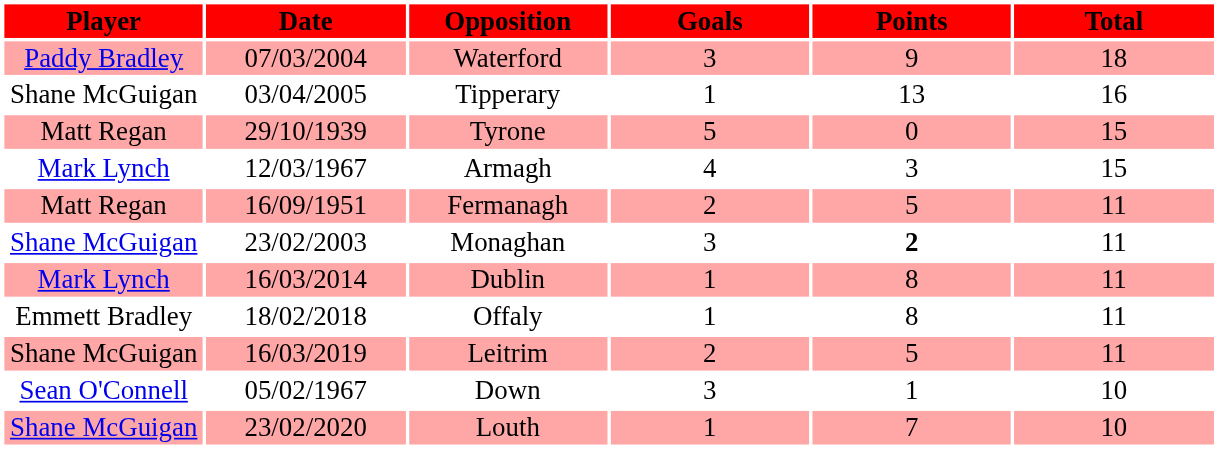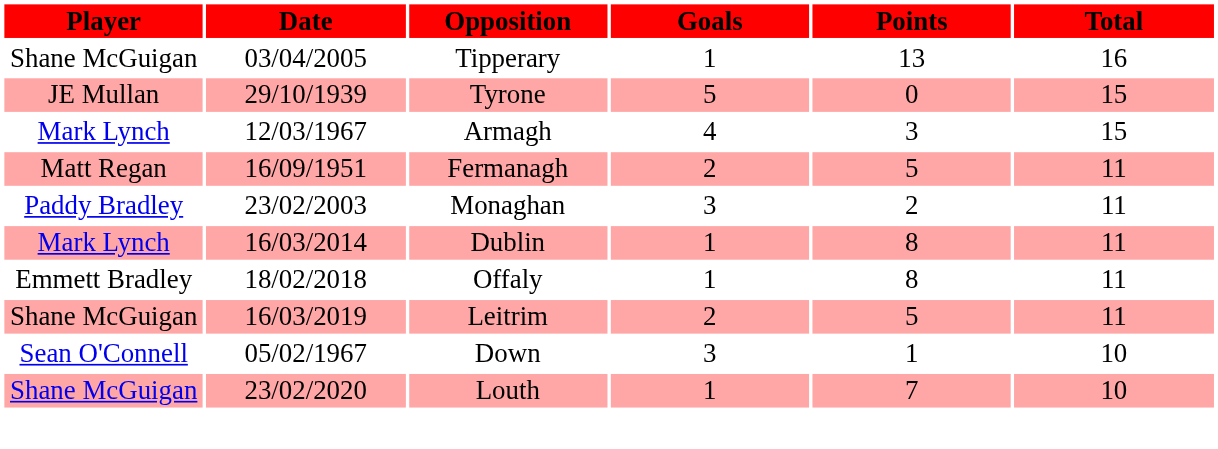- row: (508, 57)
(104, 131) Matt Regan -> (104, 94) JE Mullan
(104, 242) Shane McGuigan -> (104, 205) Paddy Bradley
(912, 242) bold -> (912, 205) normal
